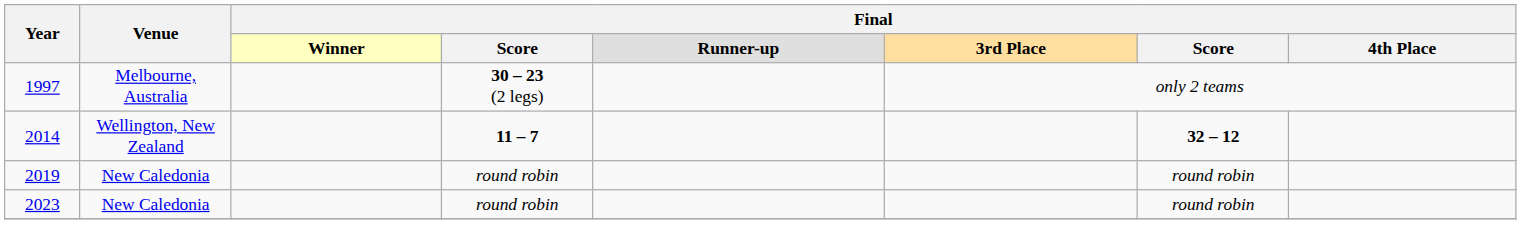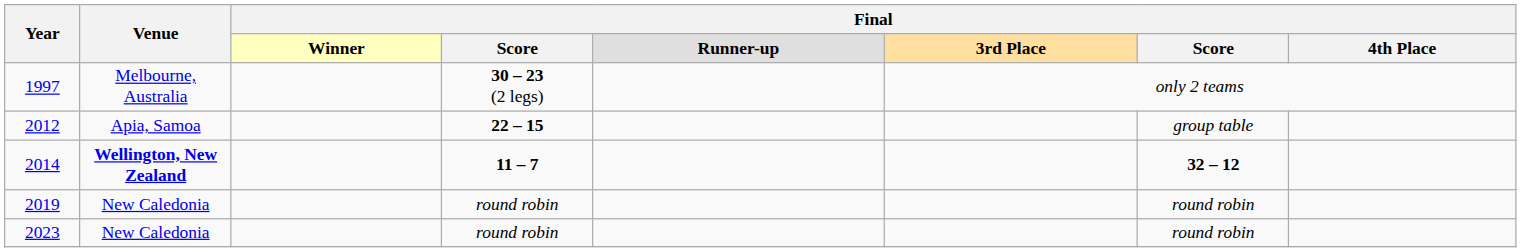+ row: (42, 126)
(156, 136) normal -> (156, 165) bold
